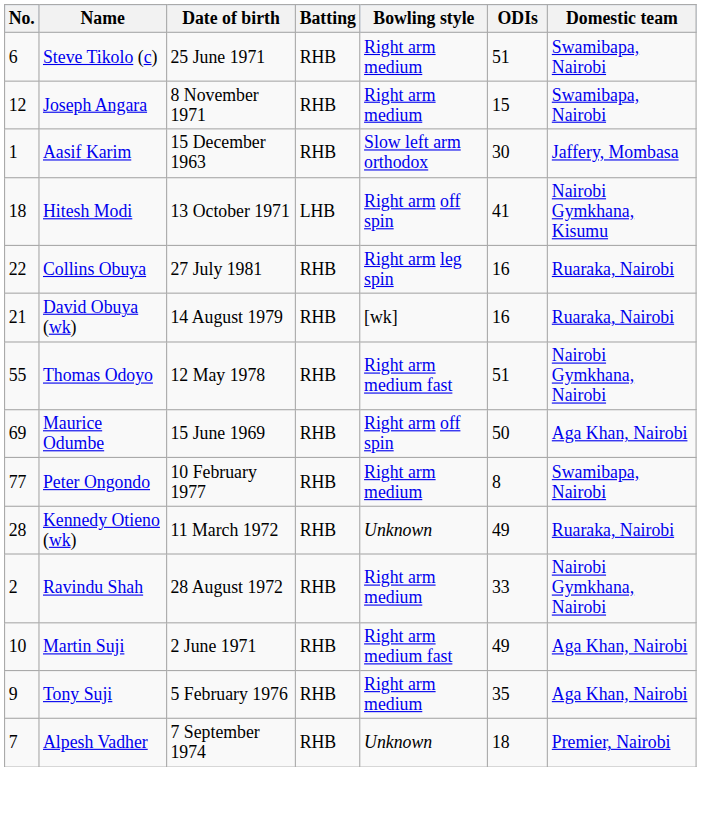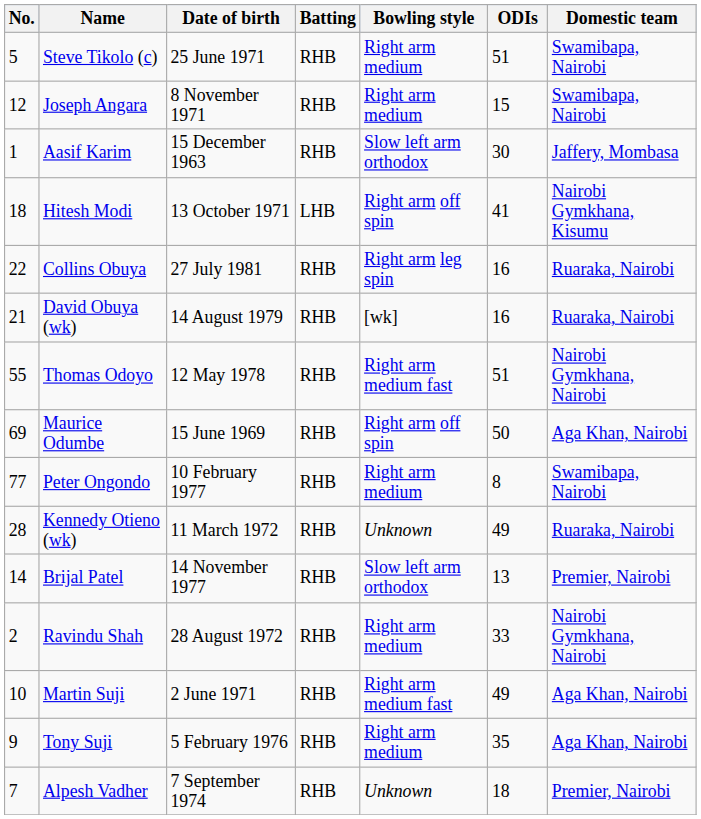(13, 56) 6 -> (13, 56) 5
+ row: (83, 578)
